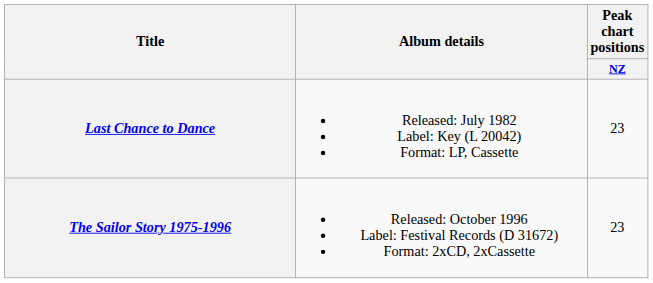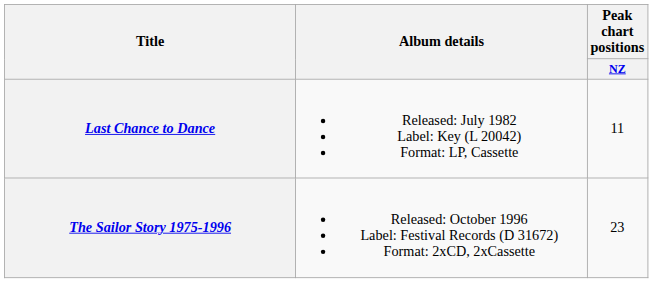(617, 128) 23 -> (617, 128) 11
